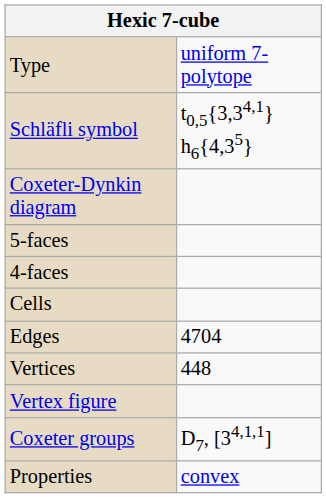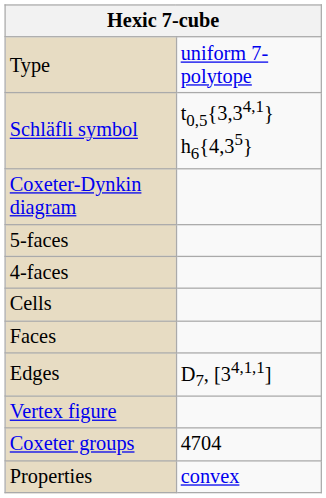+ row: (33, 336)
(201, 336) 4704 -> (226, 374) D7, [34,1,1]
- row: (43, 368)
(226, 438) D7, [34,1,1] -> (201, 444) 4704
